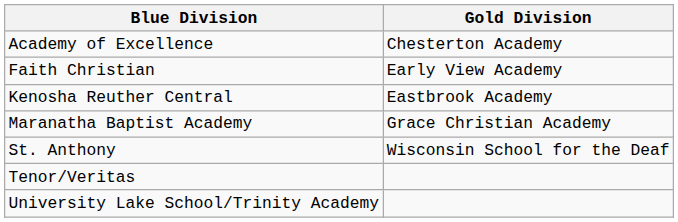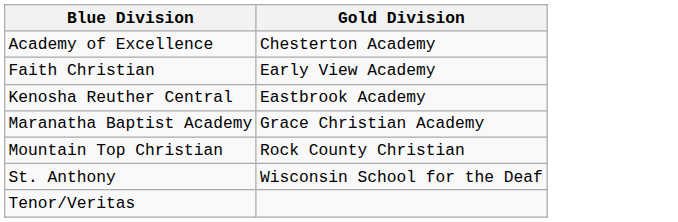+ row: (116, 150)
- row: (194, 203)
